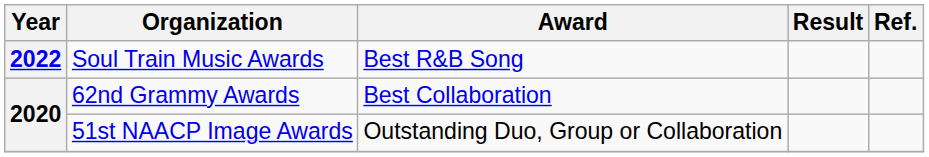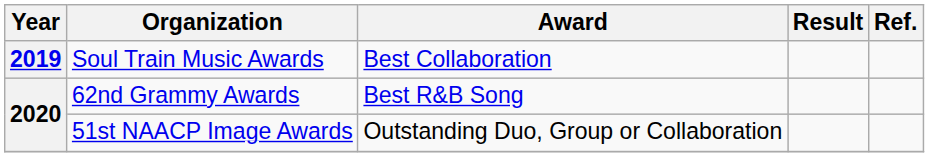(36, 59) 2022 -> (36, 59) 2019
(443, 59) Best R&B Song -> (458, 59) Best Collaboration
(458, 95) Best Collaboration -> (443, 95) Best R&B Song
